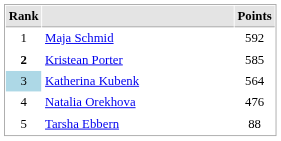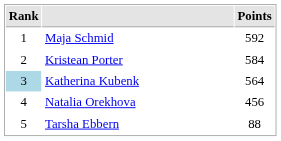(24, 59) bold -> (24, 59) normal
(255, 59) 585 -> (255, 59) 584
(255, 102) 476 -> (255, 102) 456
